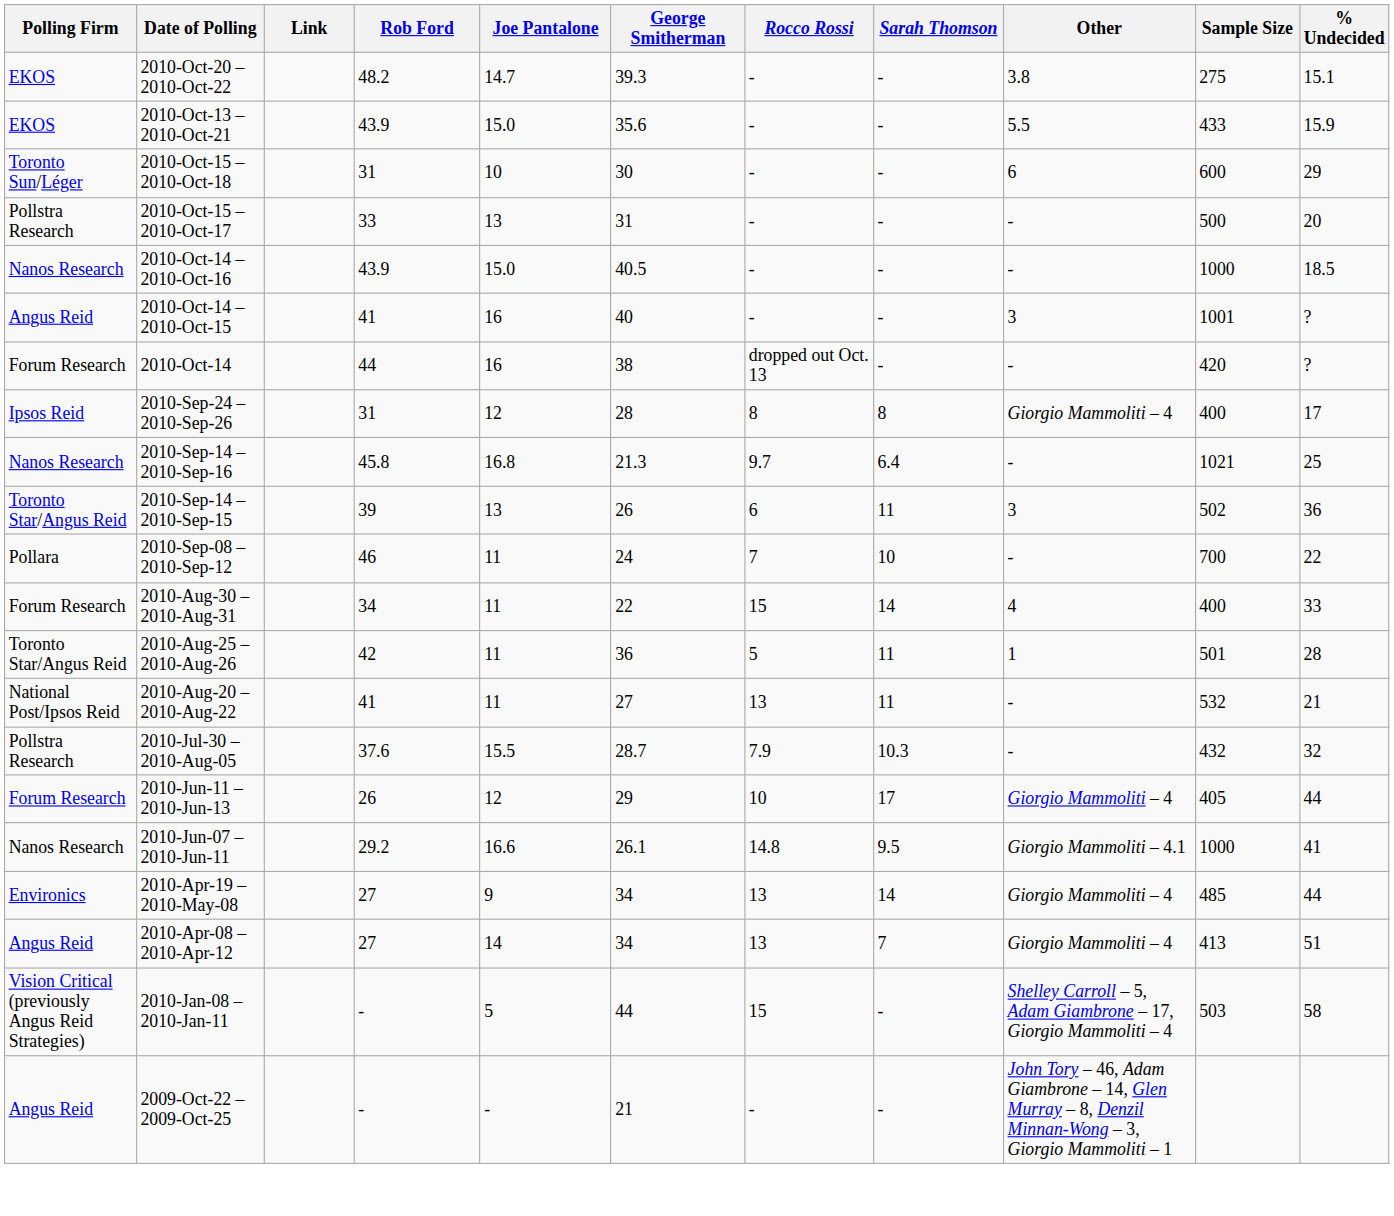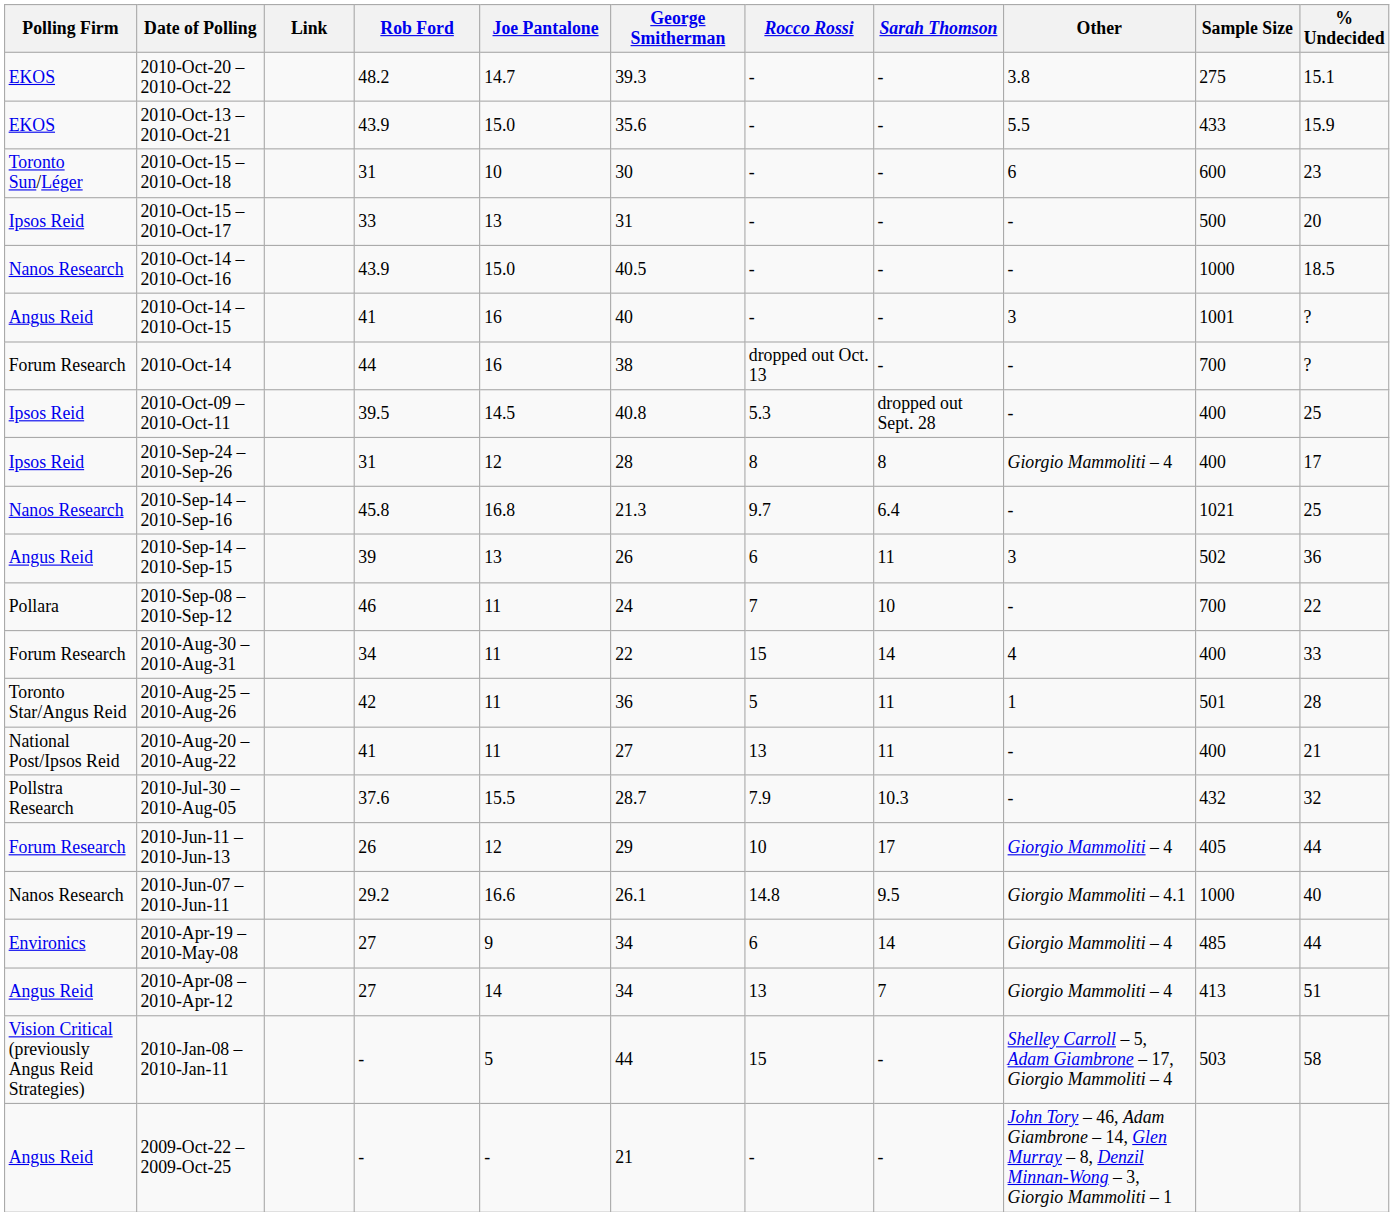(1312, 173) 29 -> (1312, 173) 23
(41, 221) Pollstra Research -> (46, 221) Ipsos Reid
(1212, 365) 420 -> (1212, 365) 700
+ row: (192, 413)
(68, 510) Toronto Star/Angus Reid -> (51, 558) Angus Reid
(1212, 702) 532 -> (1212, 750) 400
(1312, 847) 41 -> (1312, 895) 40
(758, 895) 13 -> (753, 943) 6
